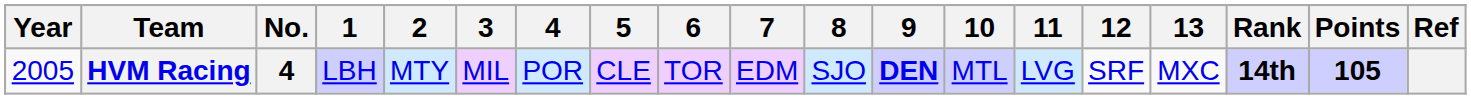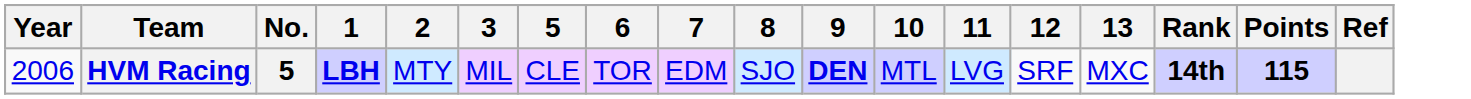- column: (553, 27)
(43, 71) 2005 -> (43, 71) 2006
(286, 71) 4 -> (286, 71) 5
(350, 71) normal -> (351, 71) bold
(1357, 71) 105 -> (1287, 71) 115
